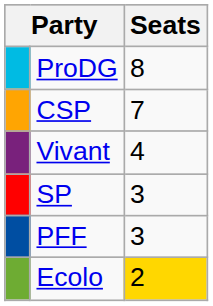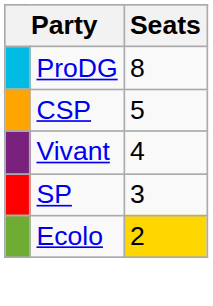(137, 109) 7 -> (137, 109) 5
- row: (62, 236)
